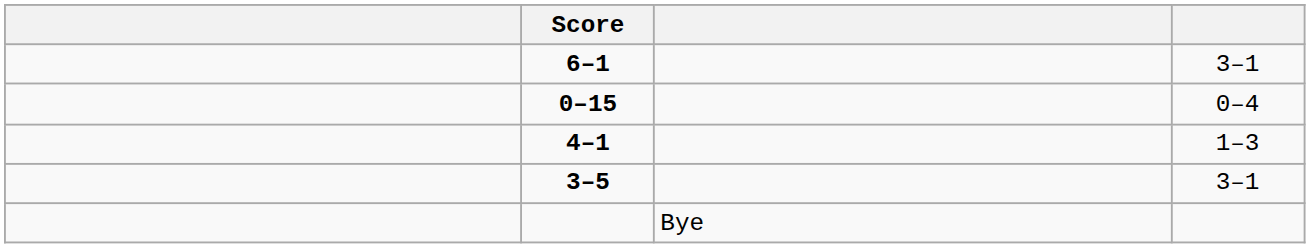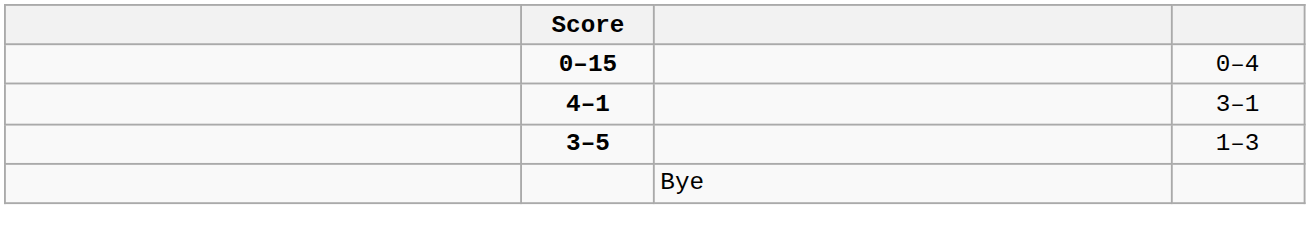- row: (588, 64)
(1238, 144) 1–3 -> (1238, 104) 3–1
(1238, 183) 3–1 -> (1238, 144) 1–3
